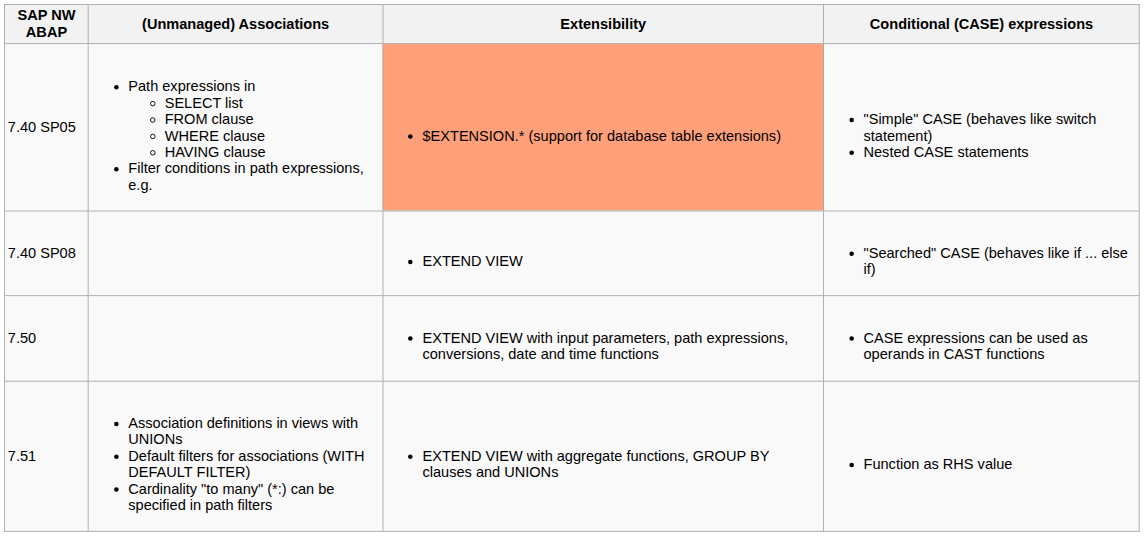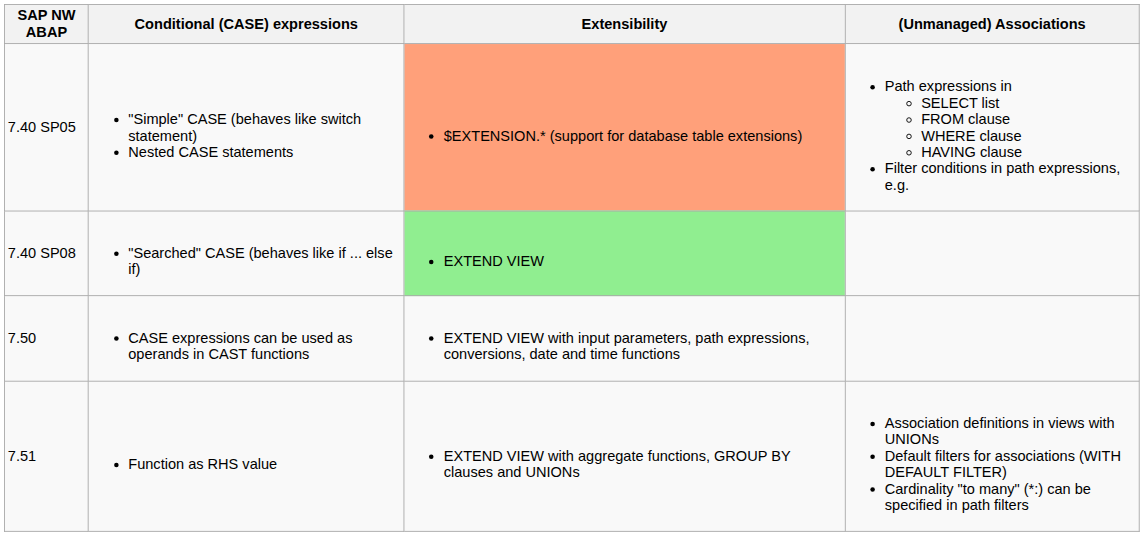columns swapped: (981, 24) <-> (236, 24)
(603, 261) no background -> (624, 261) lightgreen background
